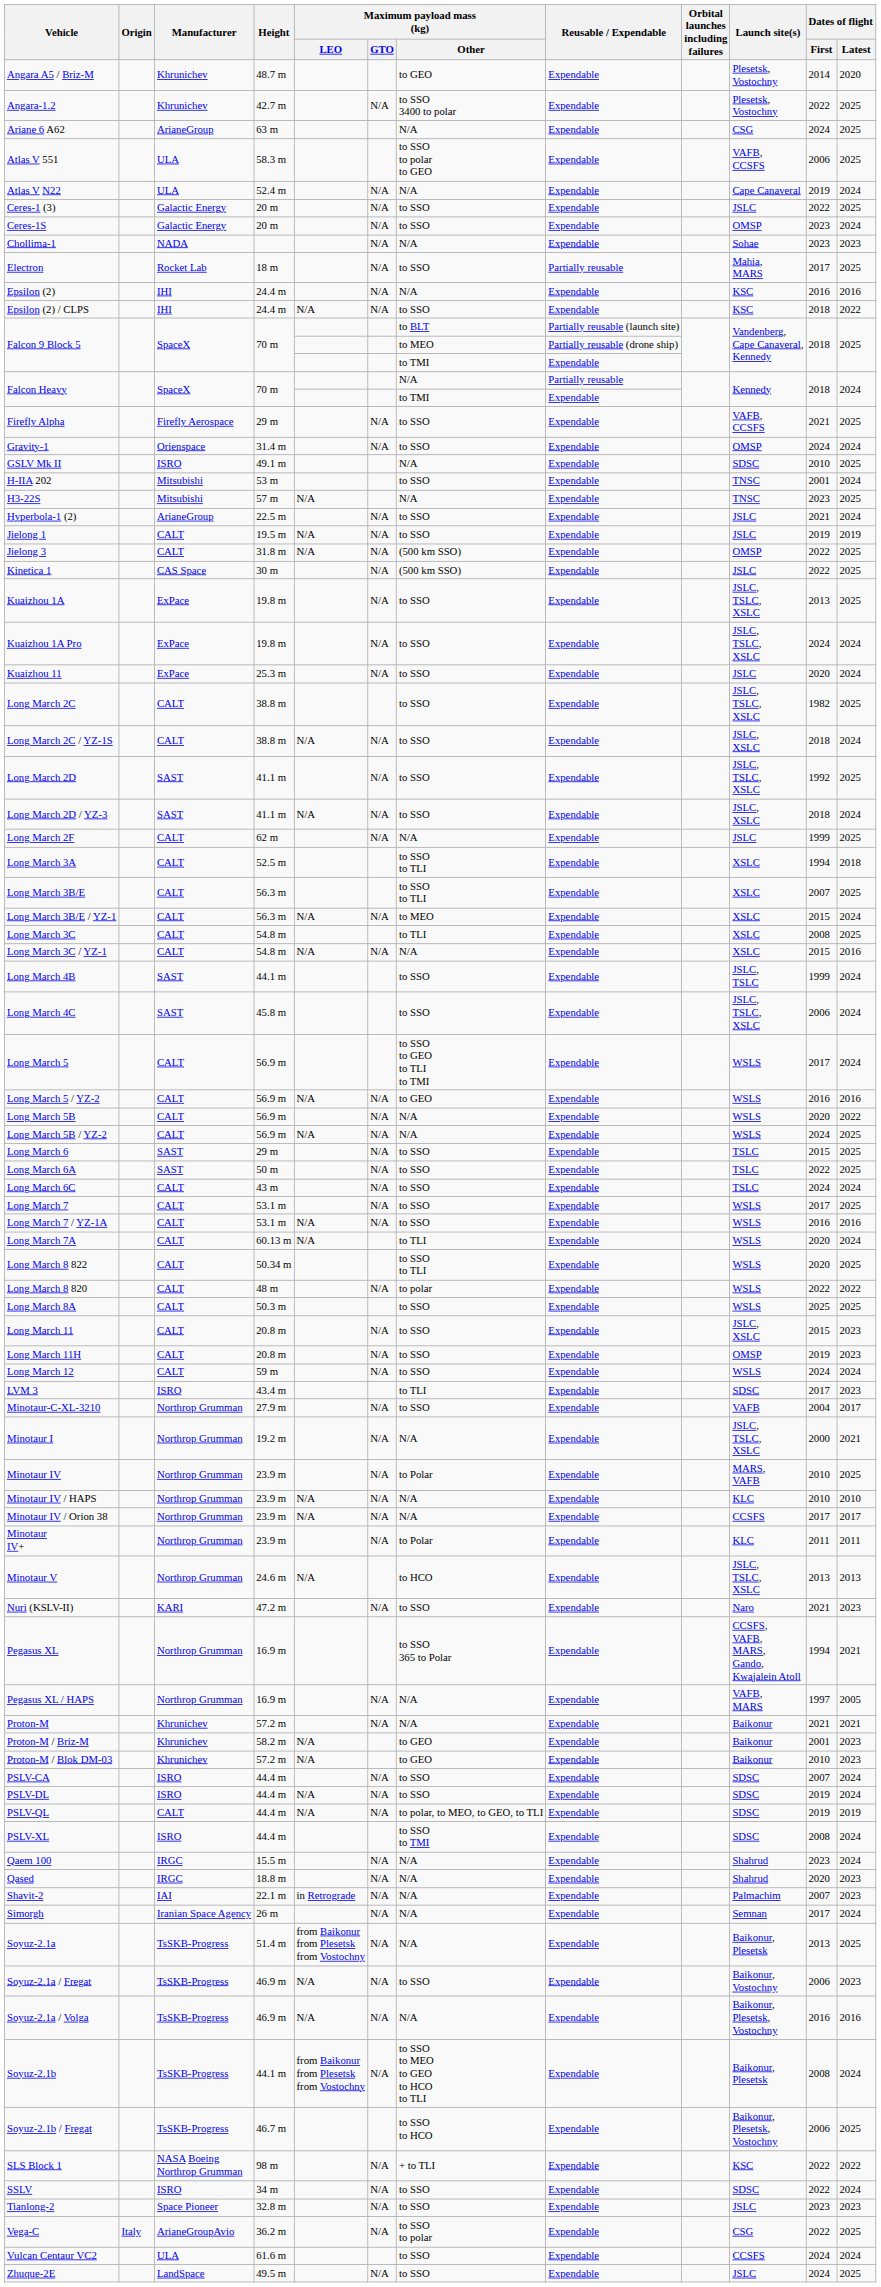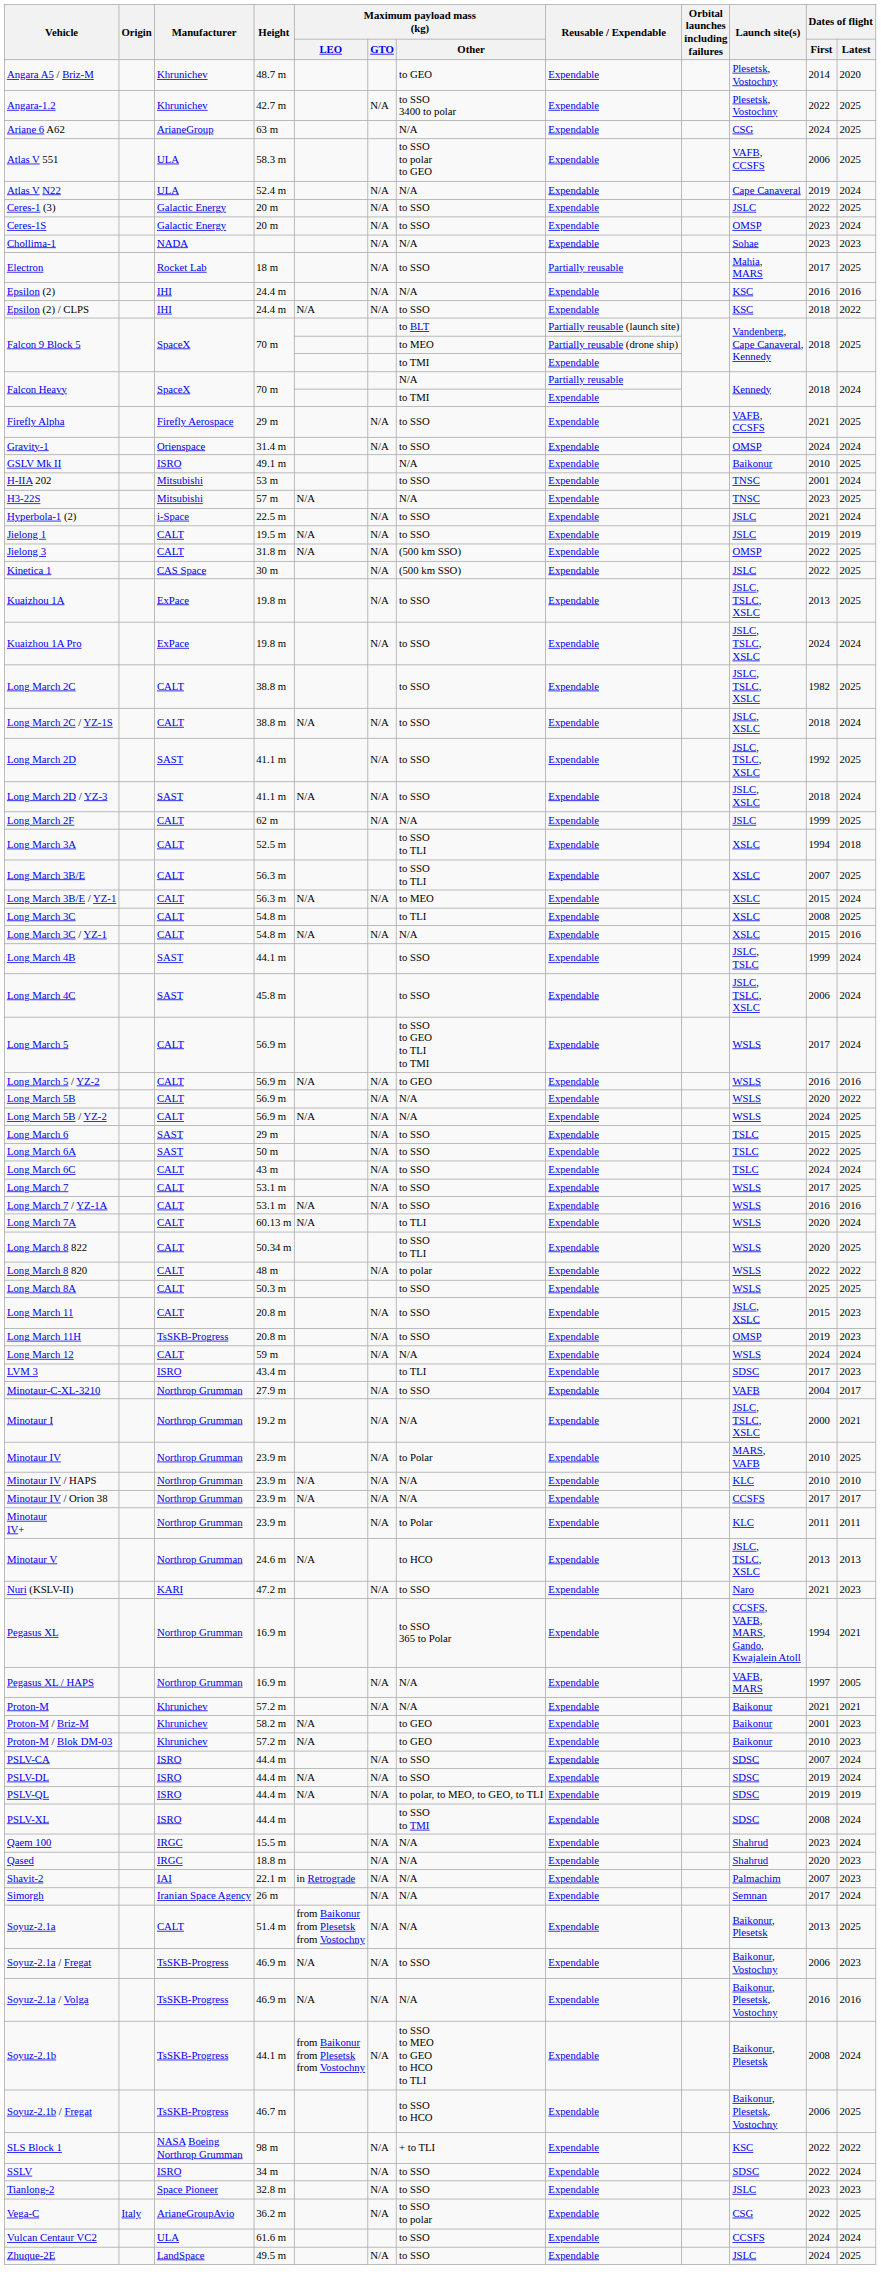(746, 463) SDSC -> (752, 463) Baikonur
(185, 516) ArianeGroup -> (173, 516) i-Space
- row: (34, 673)
(170, 1354) CALT -> (193, 1336) TsSKB-Progress
(414, 1372) to SSO -> (408, 1354) N/A
(170, 1812) CALT -> (169, 1794) ISRO
(193, 1944) TsSKB-Progress -> (170, 1926) CALT
